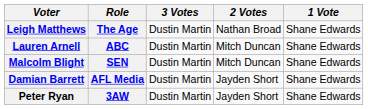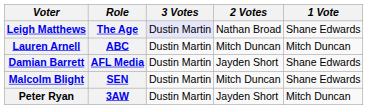(180, 29) no background -> (180, 29) lavender background
(323, 46) Shane Edwards -> (318, 46) Mitch Duncan
rows swapped: (46, 63) <-> (46, 79)
(323, 96) Shane Edwards -> (318, 96) Mitch Duncan
